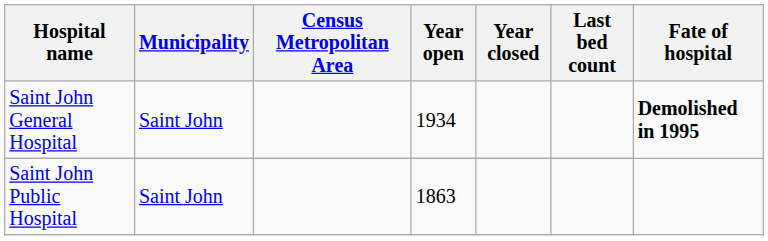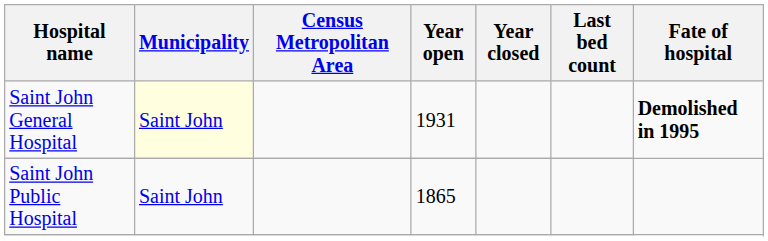(181, 119) no background -> (181, 119) lightyellow background
(436, 119) 1934 -> (436, 119) 1931
(436, 196) 1863 -> (436, 196) 1865
